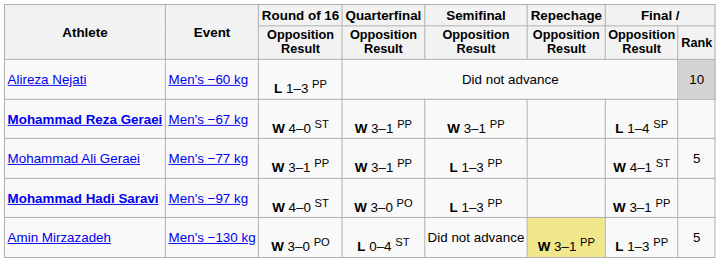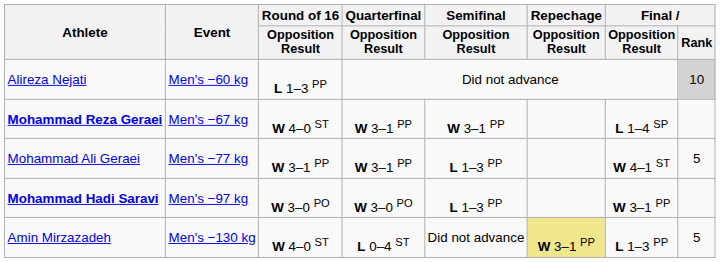(301, 206) W 4–0 ST -> (301, 206) W 3–0 PO
(301, 245) W 3–0 PO -> (301, 245) W 4–0 ST
